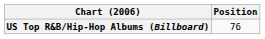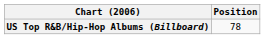(235, 27) 76 -> (235, 27) 78
